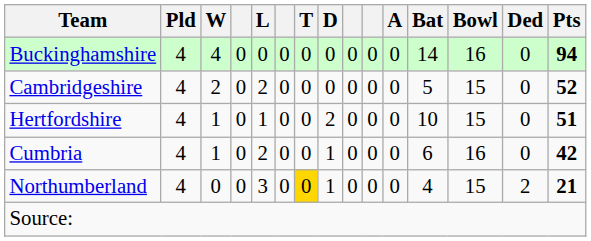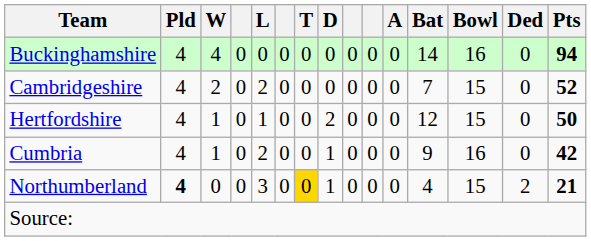(428, 86) 5 -> (428, 86) 7
(428, 119) 10 -> (428, 119) 12
(567, 119) 51 -> (567, 119) 50
(428, 152) 6 -> (428, 152) 9
(181, 185) normal -> (181, 185) bold
